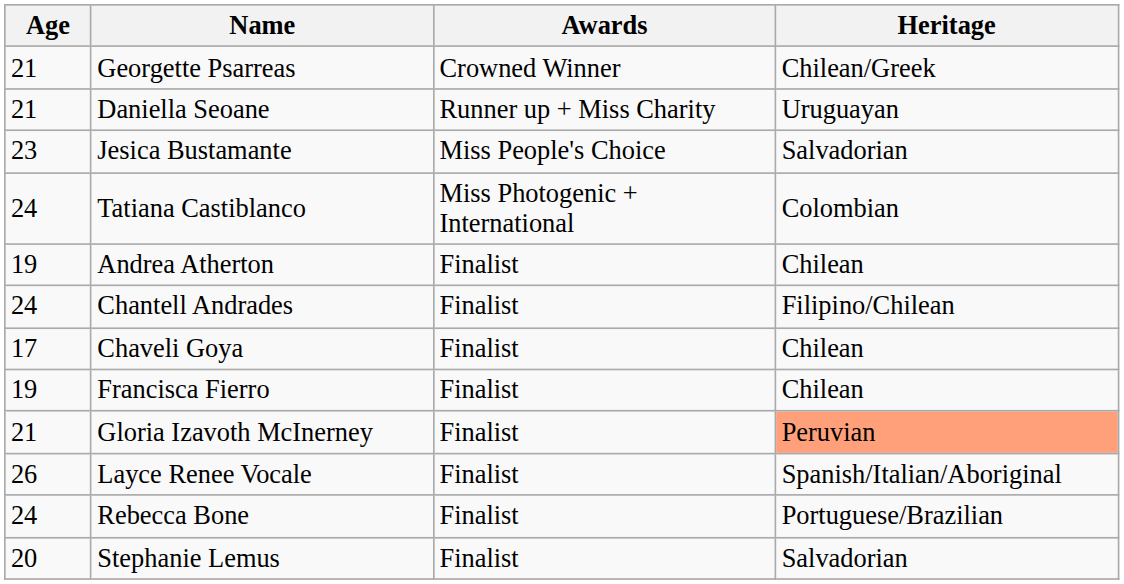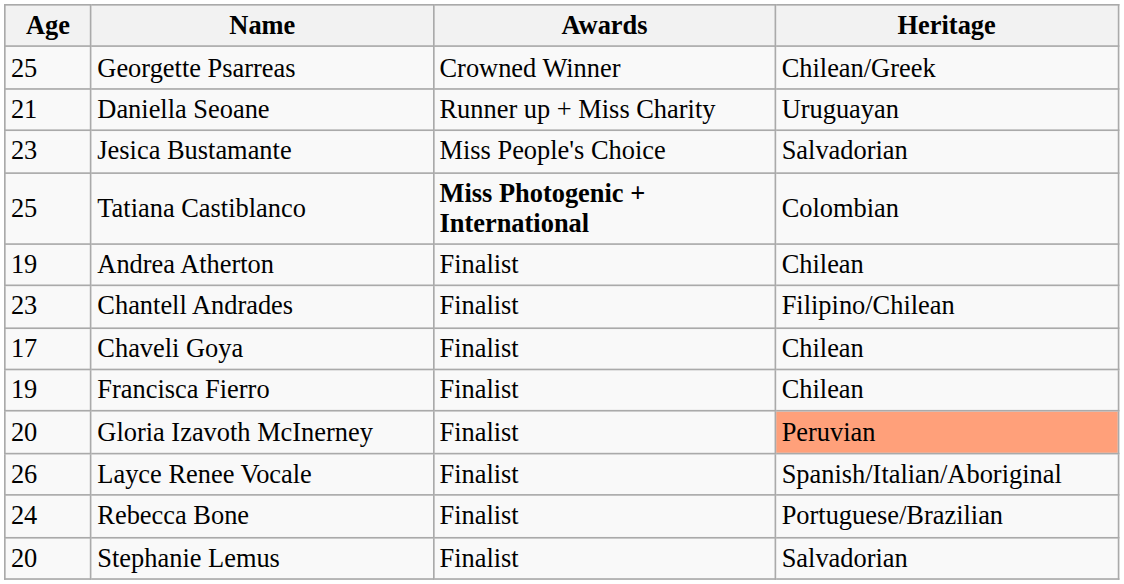(24, 67) 21 -> (24, 67) 25
(24, 207) 24 -> (24, 207) 25
(539, 207) normal -> (542, 207) bold
(24, 306) 24 -> (24, 306) 23
(24, 431) 21 -> (24, 431) 20
